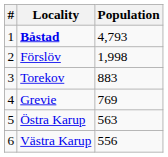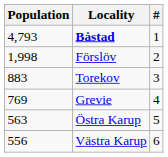columns swapped: (11, 15) <-> (129, 15)
